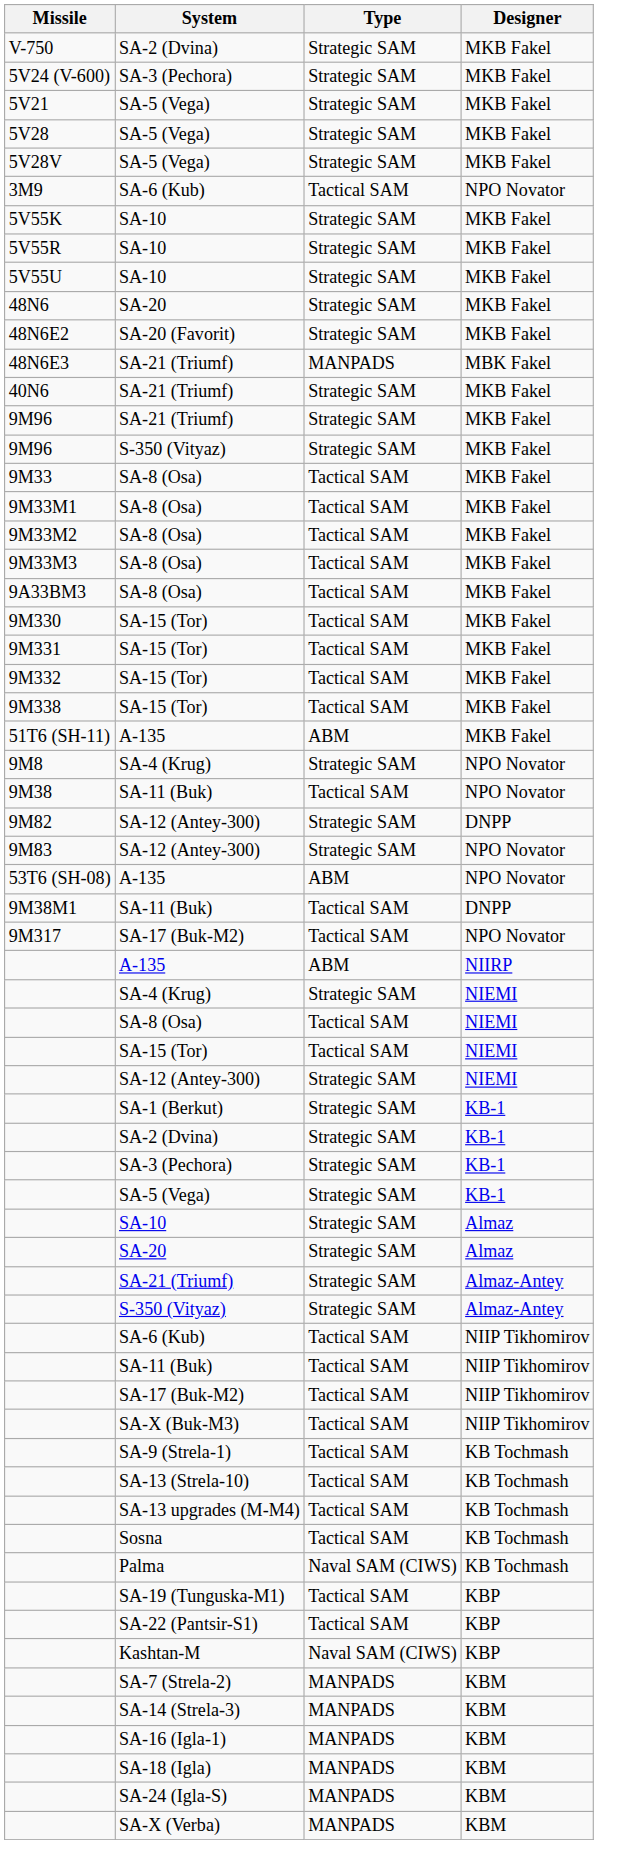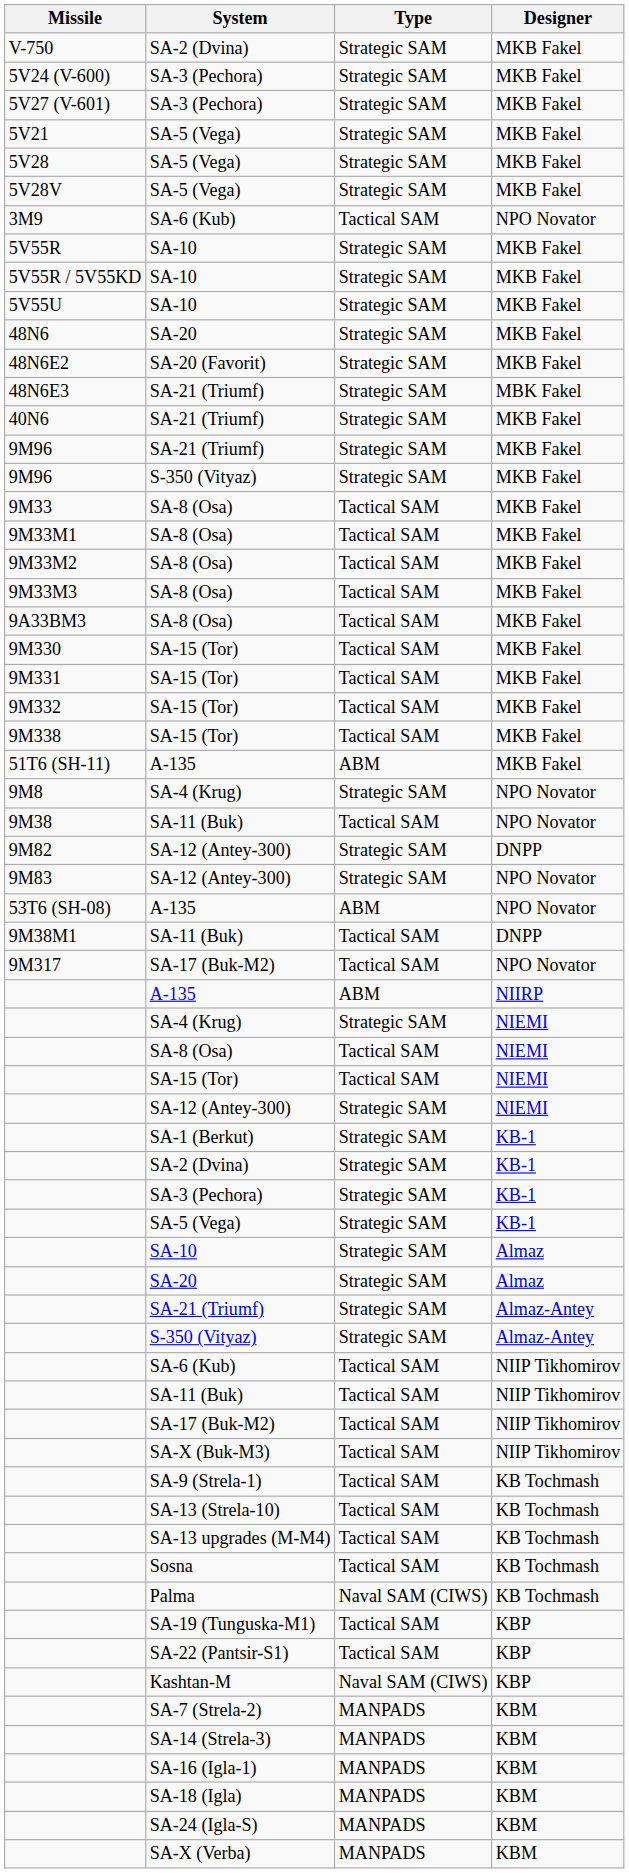+ row: (59, 104)
- row: (35, 219)
+ row: (75, 276)
(352, 362) MANPADS -> (393, 391) Strategic SAM
